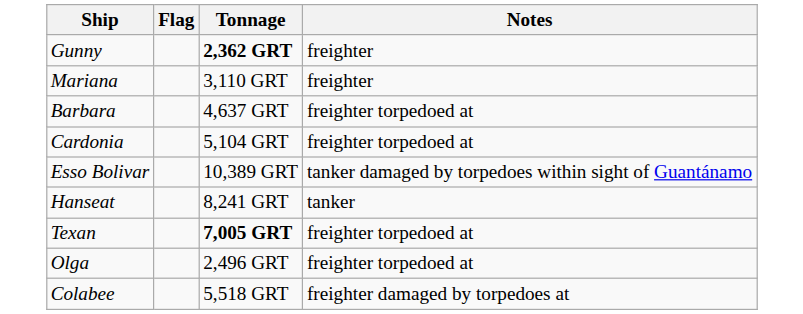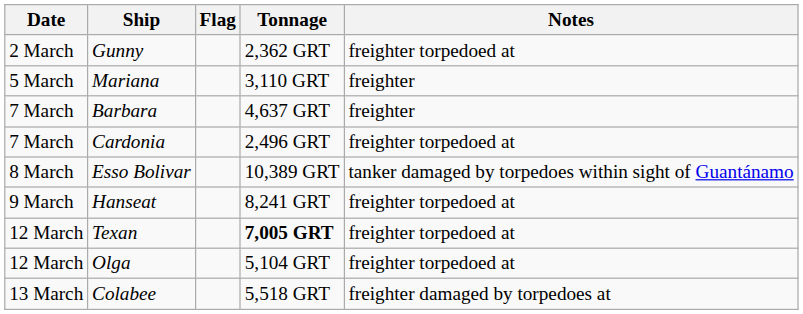+ column: (46, 19)
(248, 50) bold -> (287, 50) normal
(340, 50) freighter -> (432, 50) freighter torpedoed at
(390, 111) freighter torpedoed at -> (381, 111) freighter
(246, 141) 5,104 GRT -> (287, 141) 2,496 GRT
(331, 202) tanker -> (432, 202) freighter torpedoed at
(246, 263) 2,496 GRT -> (287, 263) 5,104 GRT
